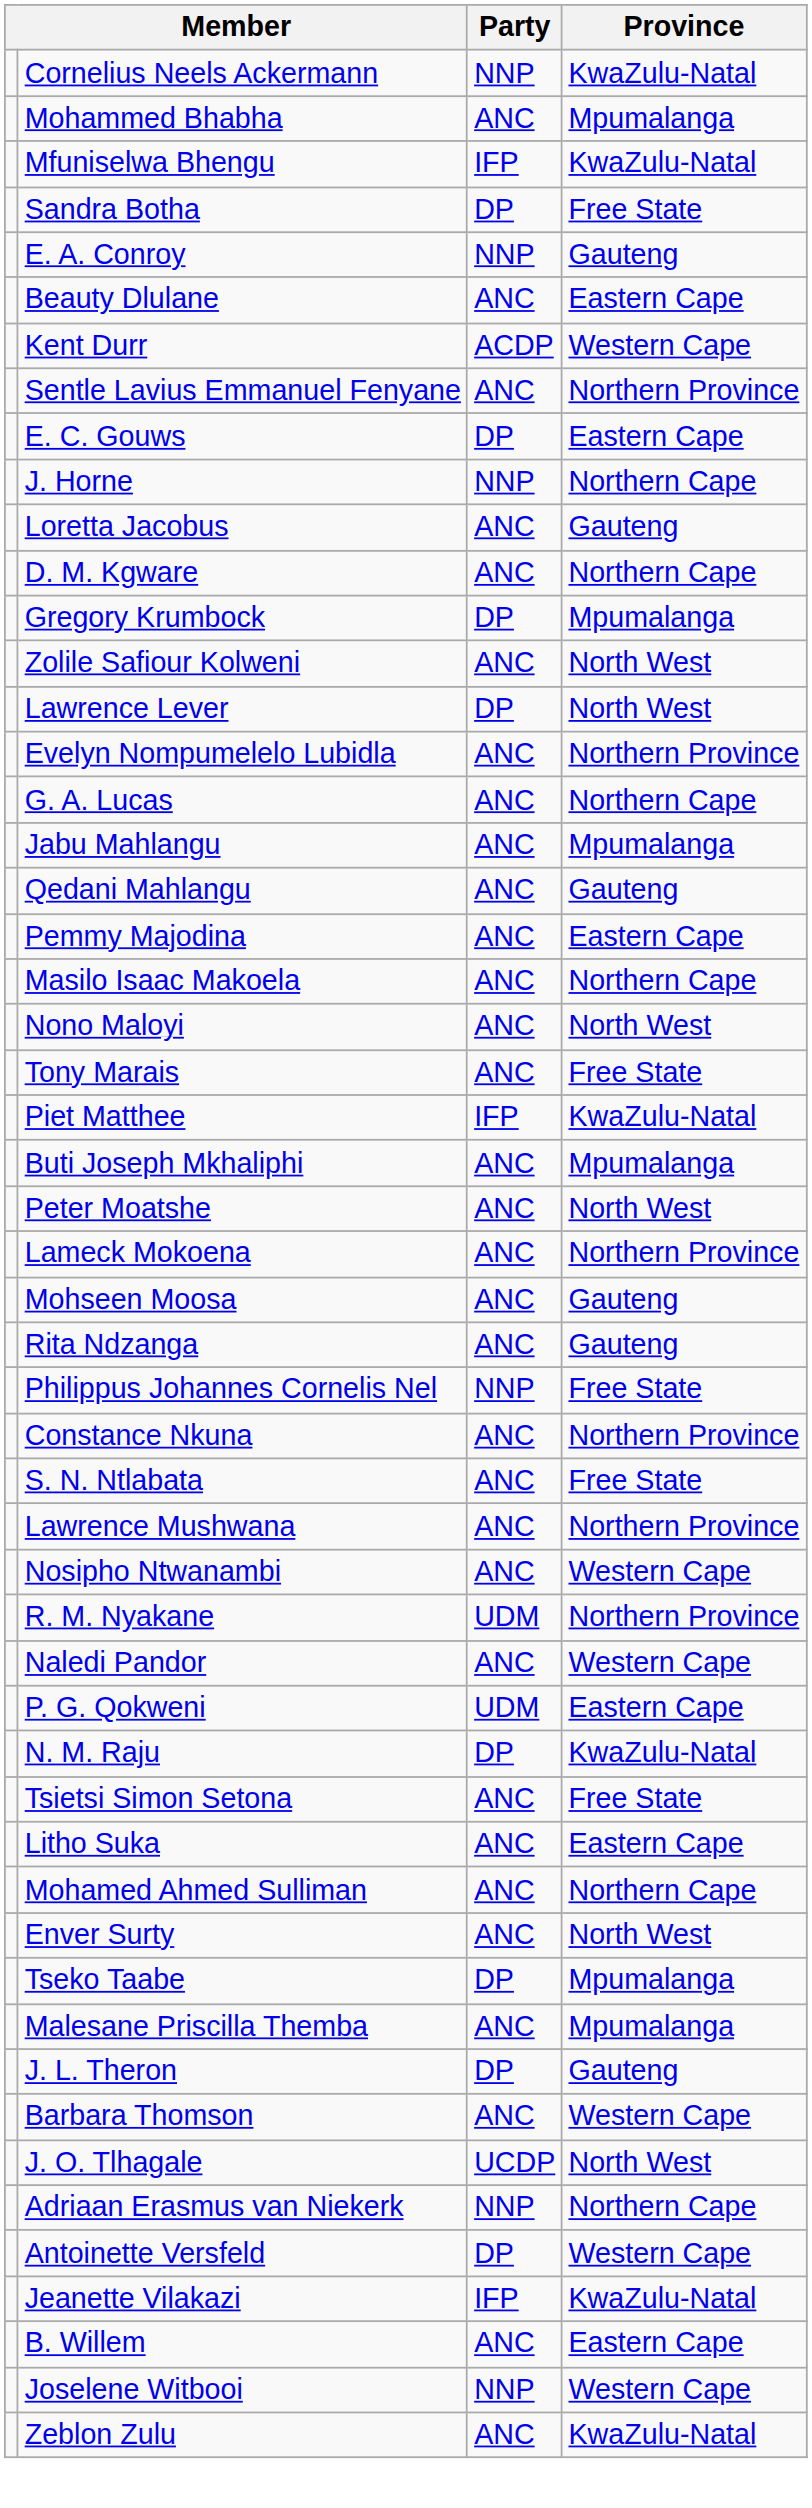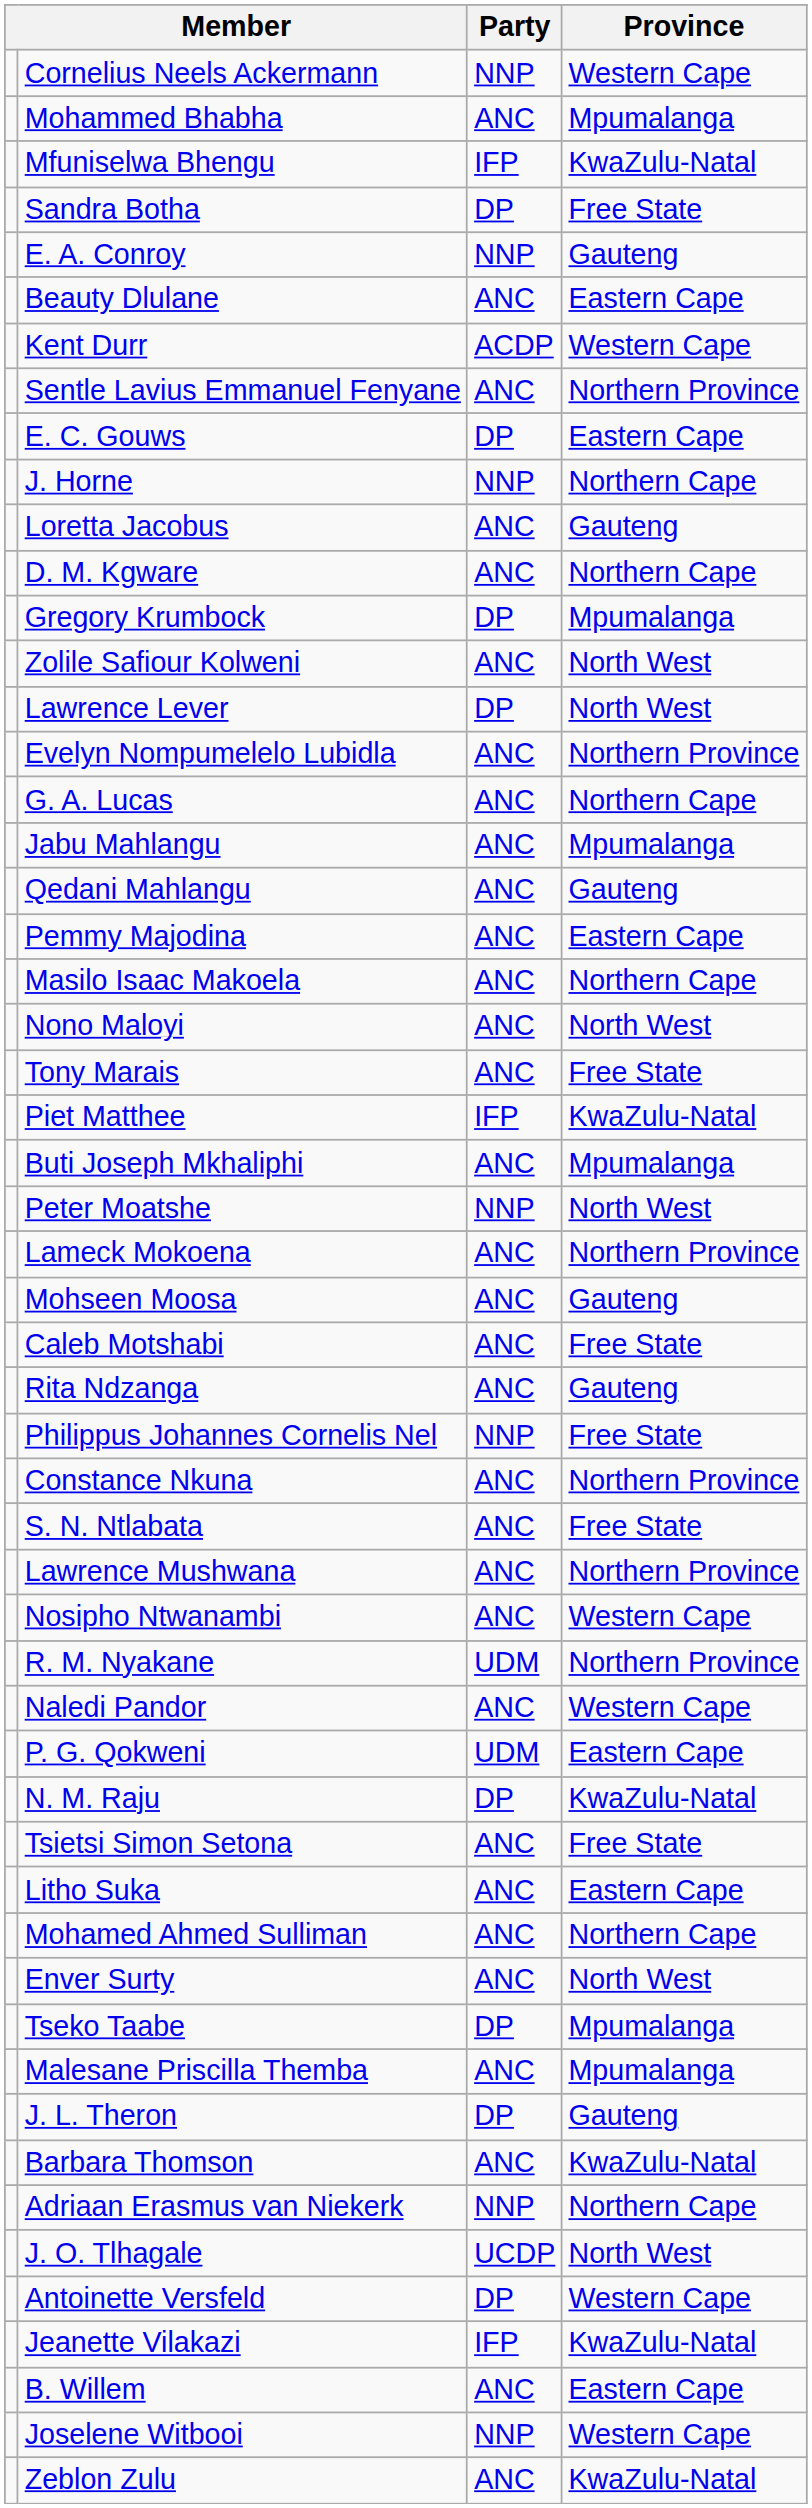(662, 72) KwaZulu-Natal -> (660, 72) Western Cape
(504, 1208) ANC -> (504, 1208) NNP
+ row: (124, 1344)
(660, 2116) Western Cape -> (662, 2162) KwaZulu-Natal
rows swapped: (114, 2162) <-> (214, 2207)
